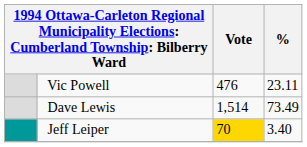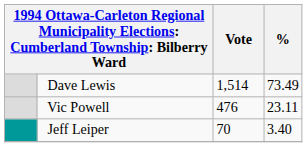rows swapped: (78, 107) <-> (75, 85)
(224, 130) gold background -> (224, 130) no background
